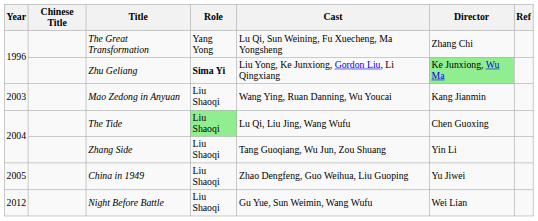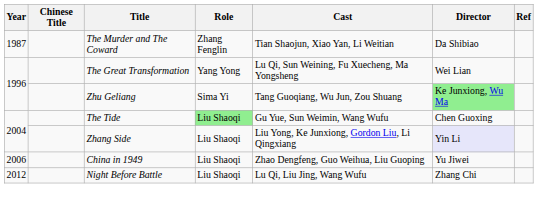+ row: (127, 44)
(452, 44) Zhang Chi -> (453, 70) Wei Lian
(209, 70) bold -> (213, 97) normal
(317, 70) Liu Yong, Ke Junxiong, Gordon Liu, Li Qingxiang -> (328, 97) Tang Guoqiang, Wu Jun, Zou Shuang
- row: (134, 97)
(295, 123) Lu Qi, Liu Jing, Wang Wufu -> (322, 118) Gu Yue, Sun Weimin, Wang Wufu
(312, 150) Tang Guoqiang, Wu Jun, Zou Shuang -> (332, 139) Liu Yong, Ke Junxiong, Gordon Liu, Li Qingxiang
(444, 150) no background -> (448, 139) lavender background
(16, 176) 2005 -> (16, 160) 2006
(306, 202) Gu Yue, Sun Weimin, Wang Wufu -> (311, 175) Lu Qi, Liu Jing, Wang Wufu
(449, 202) Wei Lian -> (456, 175) Zhang Chi
